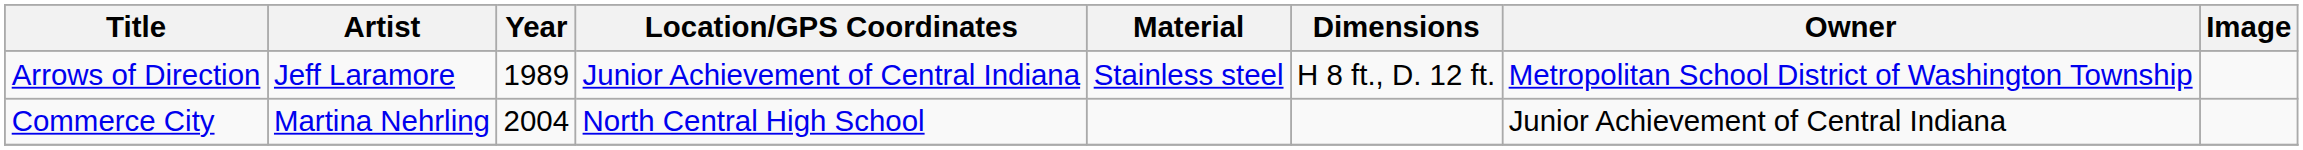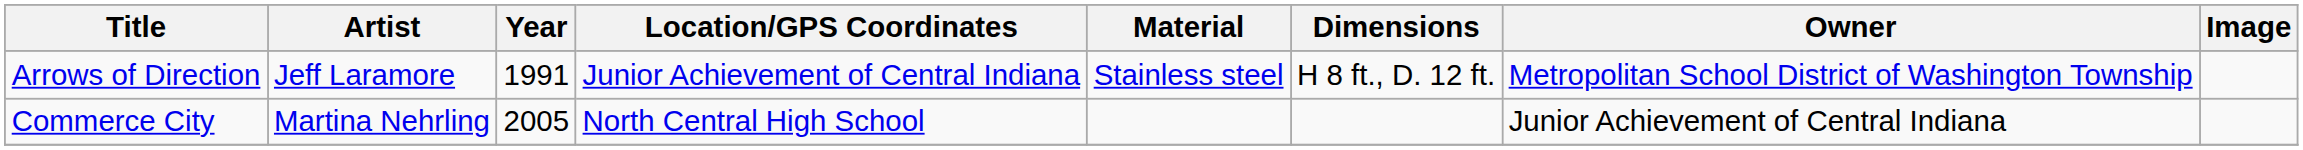(536, 74) 1989 -> (536, 74) 1991
(536, 121) 2004 -> (536, 121) 2005
